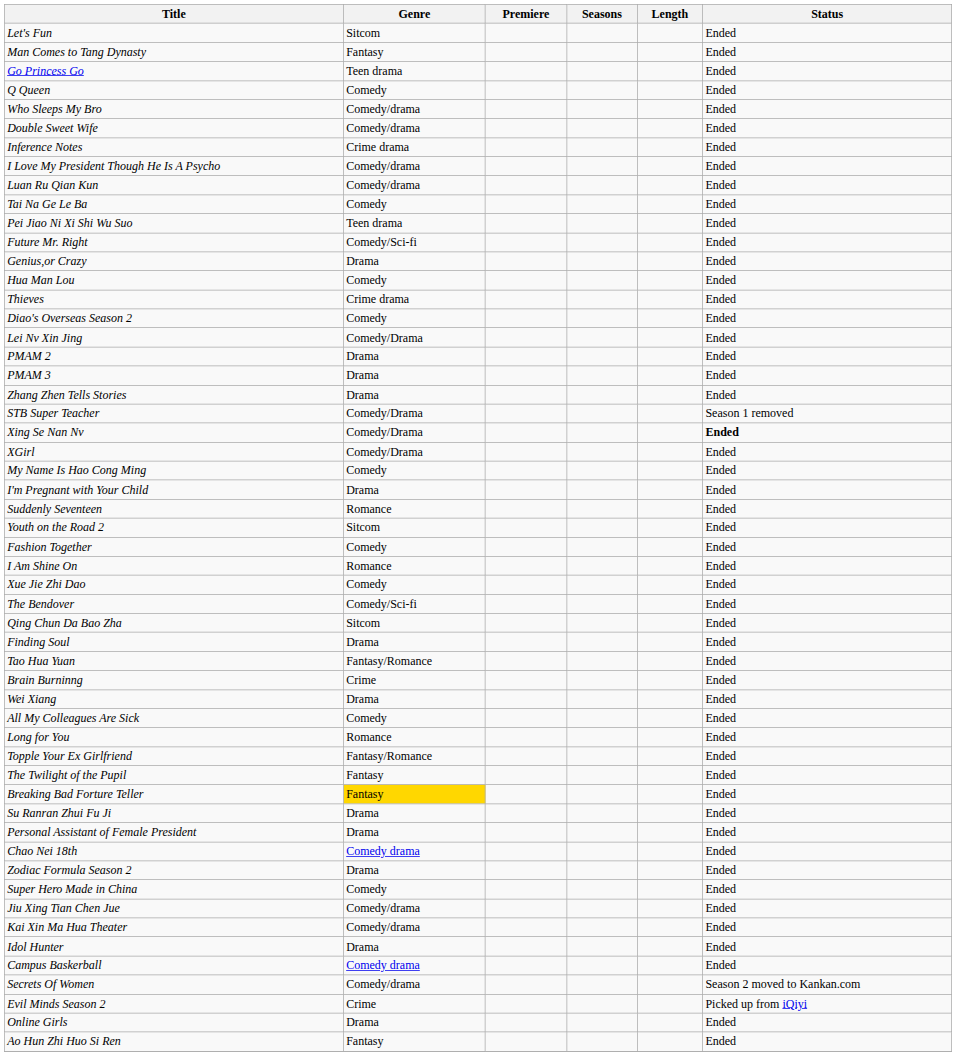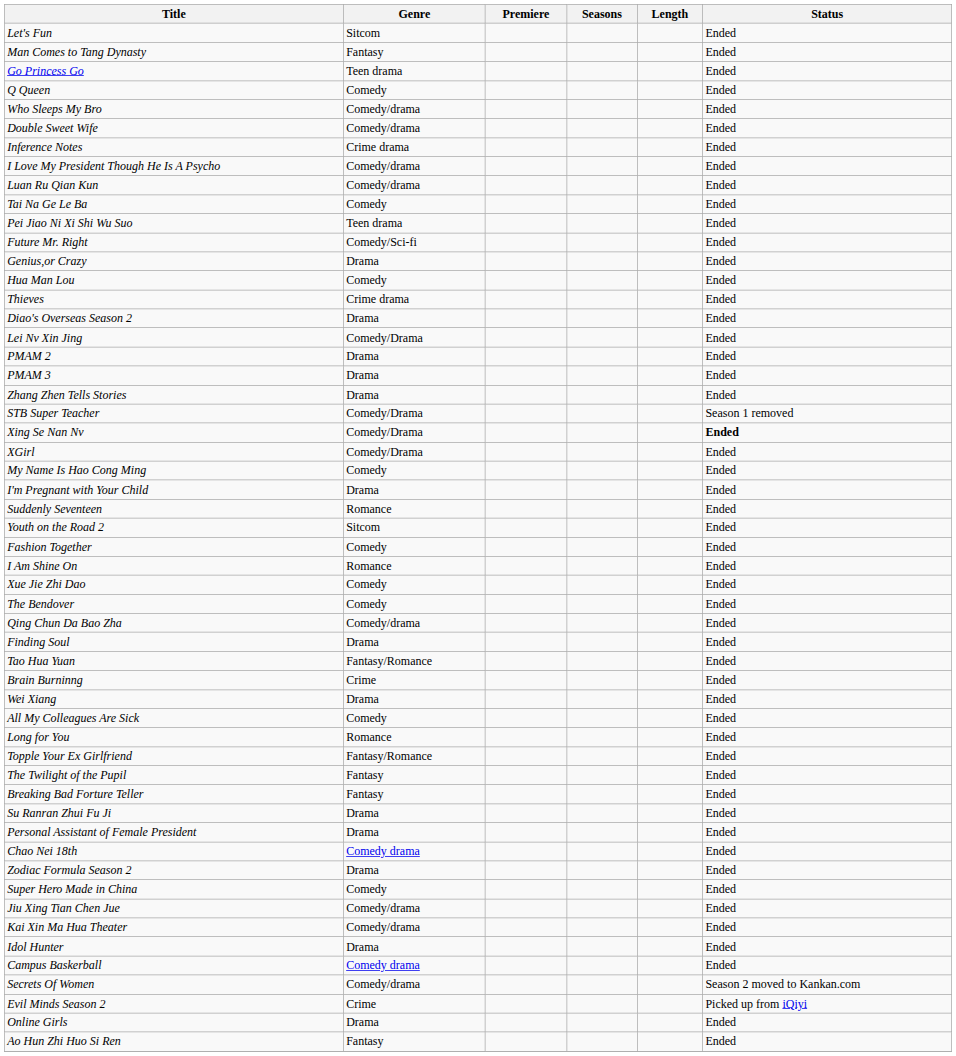(366, 318) Comedy -> (362, 318) Drama
(381, 603) Comedy/Sci-fi -> (366, 603) Comedy
(363, 623) Sitcom -> (383, 623) Comedy/drama
(365, 794) gold background -> (365, 794) no background
